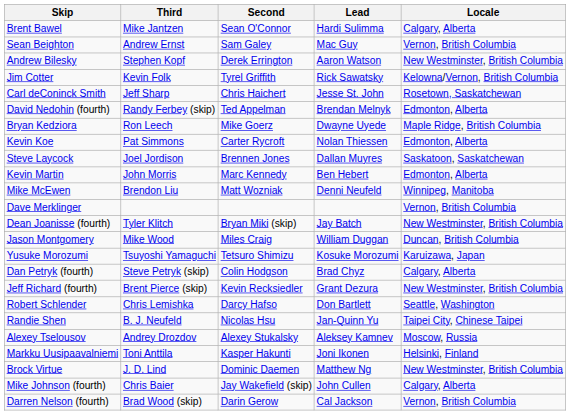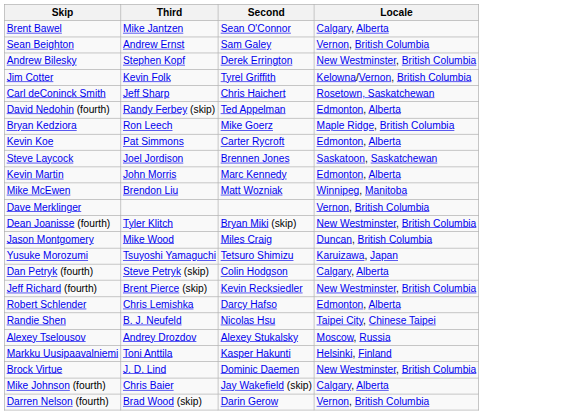- column: (358, 12)
(449, 304) Seattle, Washington -> (359, 304) Edmonton, Alberta
